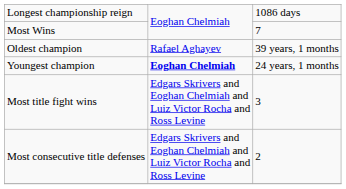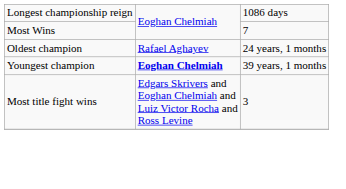(297, 48) 39 years, 1 months -> (284, 48) 24 years, 1 months
(297, 65) 24 years, 1 months -> (284, 65) 39 years, 1 months
- row: (76, 156)
